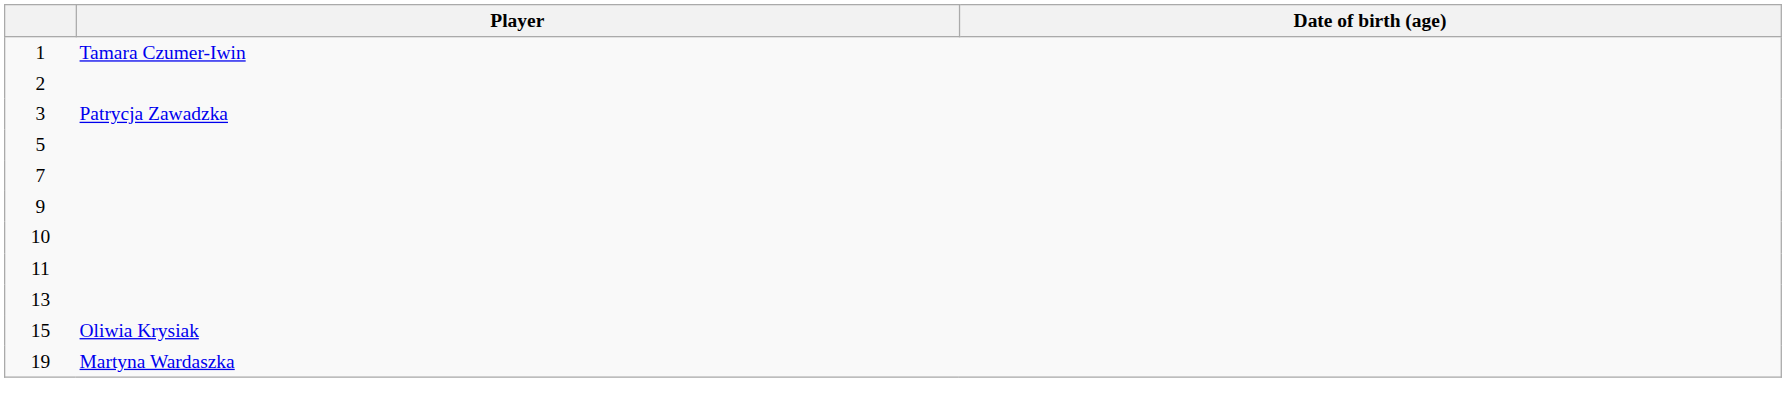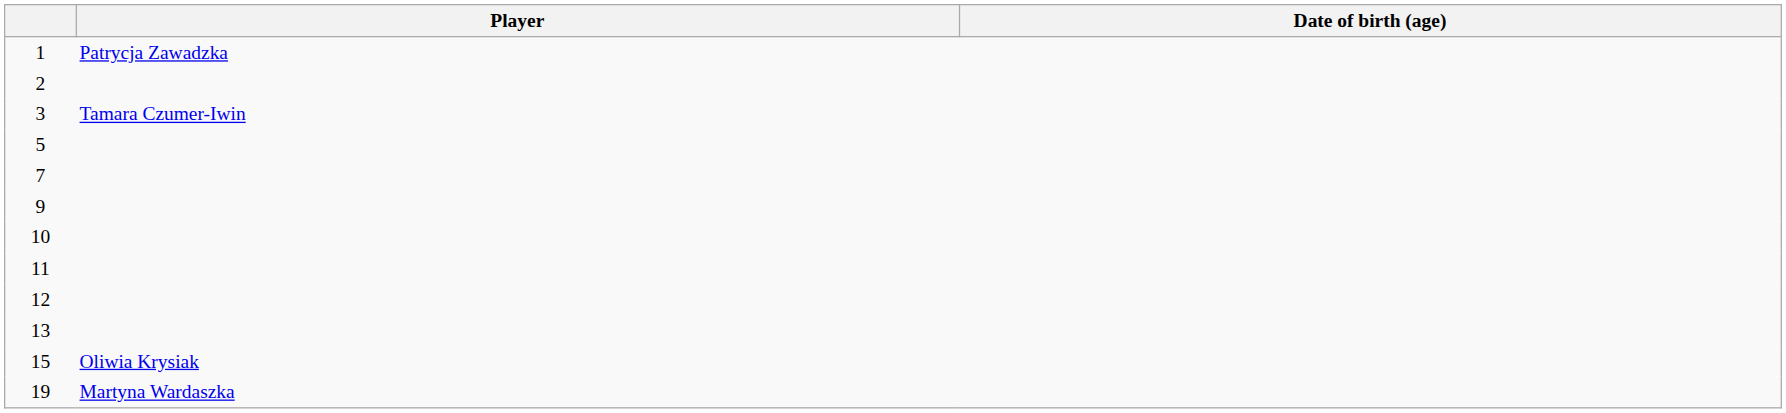(163, 52) Tamara Czumer-Iwin -> (154, 52) Patrycja Zawadzka
(154, 114) Patrycja Zawadzka -> (163, 114) Tamara Czumer-Iwin
+ row: (40, 299)
